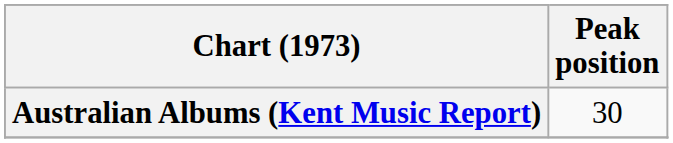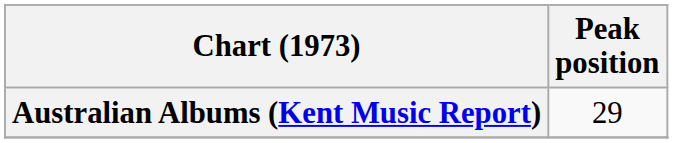(607, 112) 30 -> (607, 112) 29
